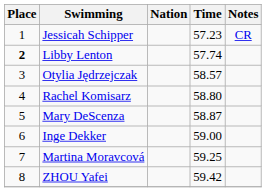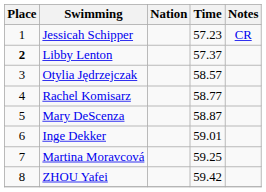(208, 55) 57.74 -> (208, 55) 57.37
(208, 95) 58.80 -> (208, 95) 58.77
(208, 136) 59.00 -> (208, 136) 59.01
